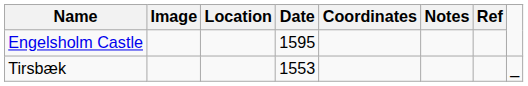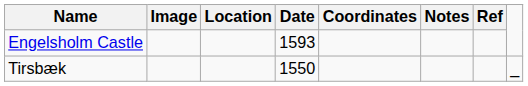(297, 42) 1595 -> (297, 42) 1593
(297, 68) 1553 -> (297, 68) 1550
